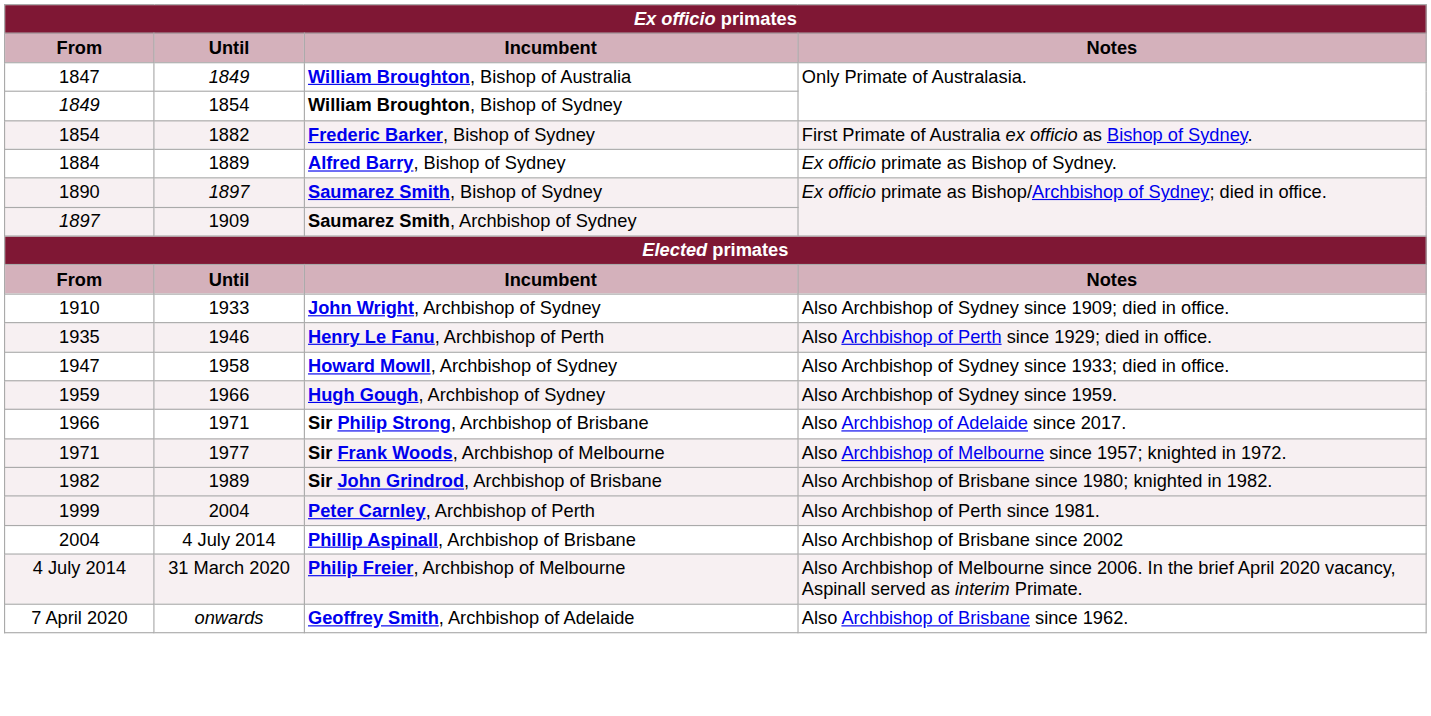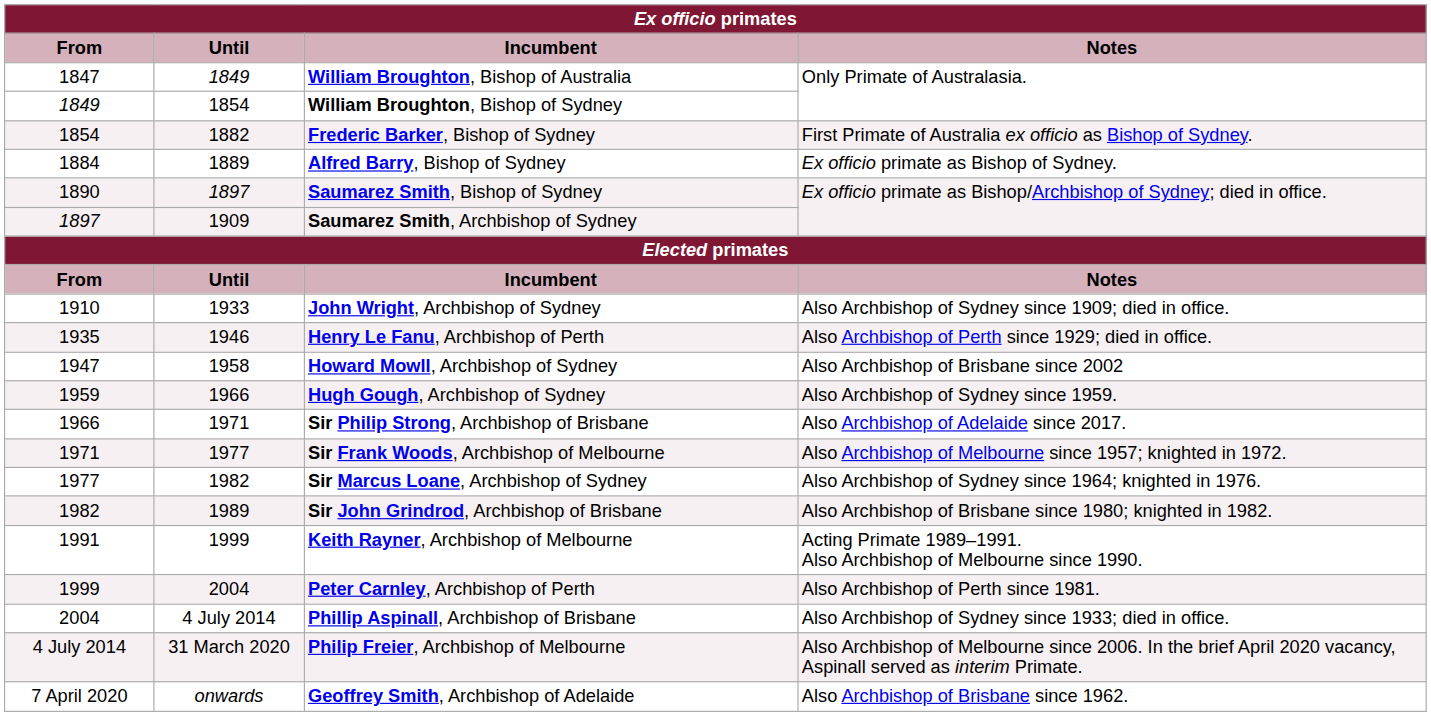(1016, 366) Also Archbishop of Sydney since 1933; died in office. -> (963, 366) Also Archbishop of Brisbane since 2002
+ row: (477, 481)
+ row: (470, 539)
(963, 539) Also Archbishop of Brisbane since 2002 -> (1016, 618) Also Archbishop of Sydney since 1933; died in office.
